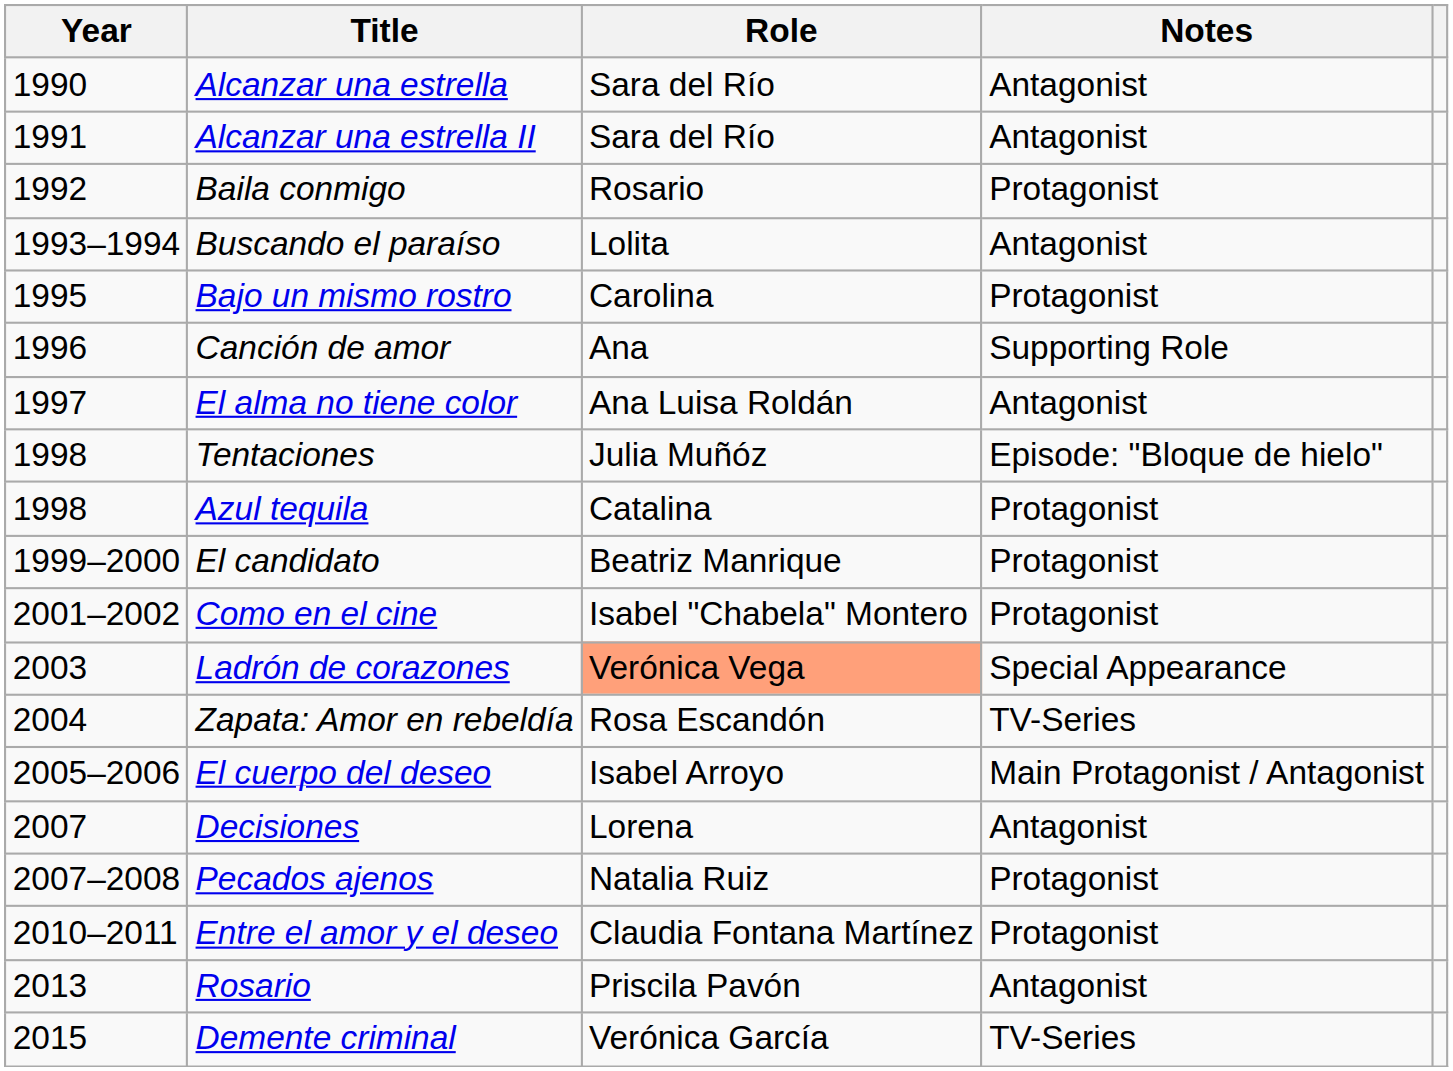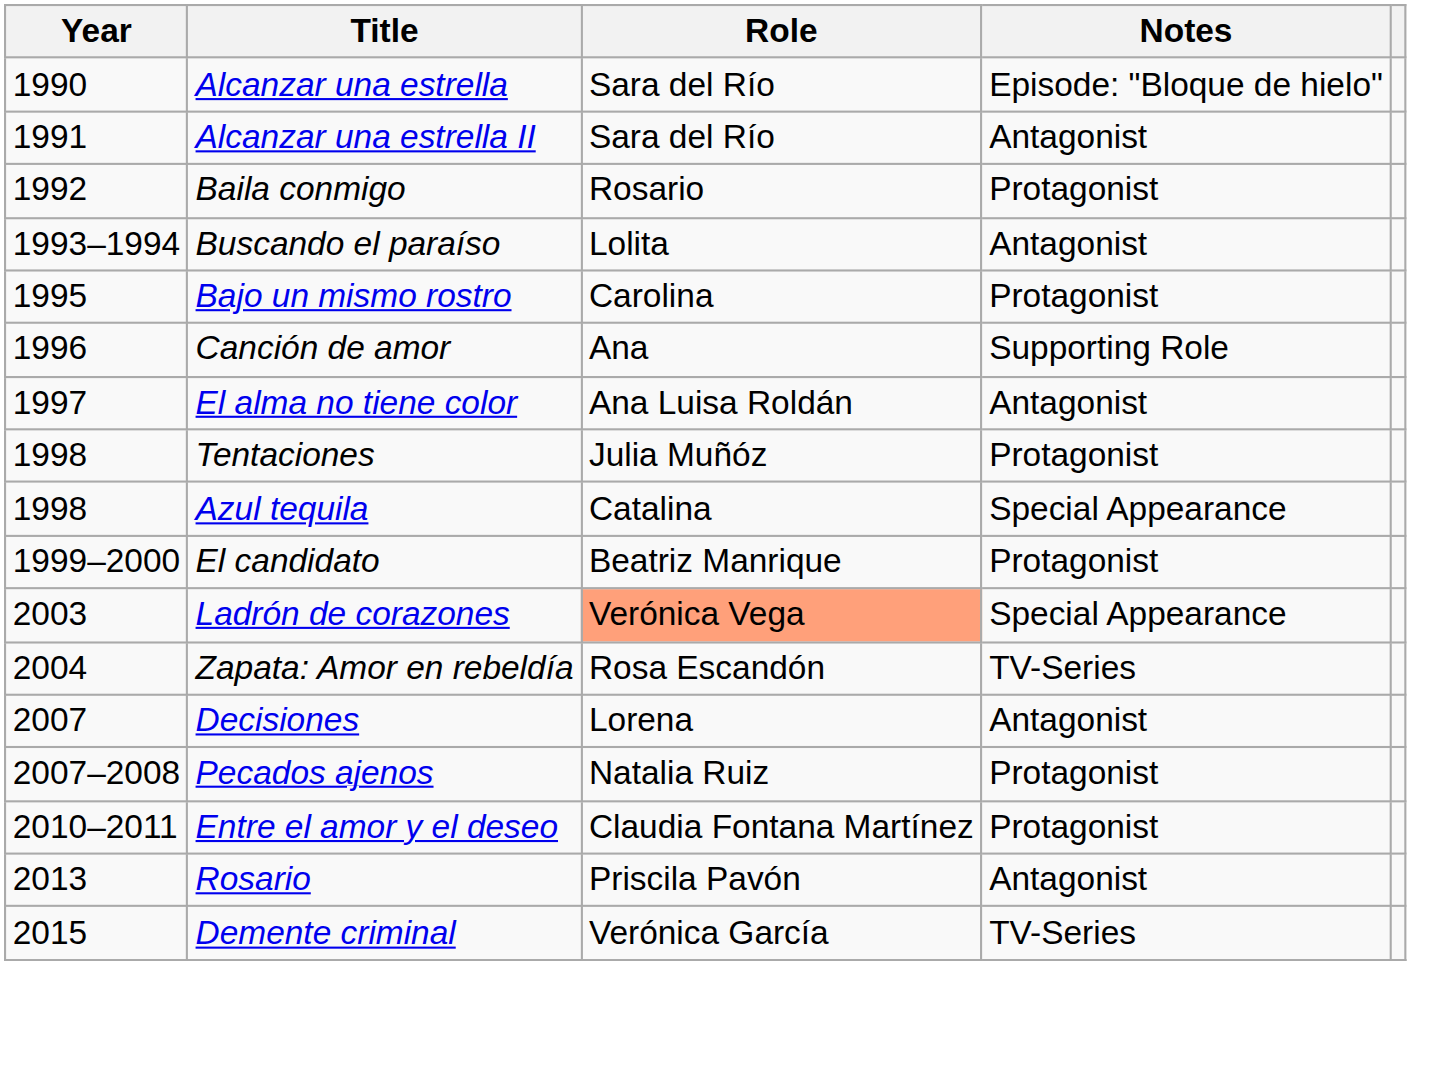(1068, 84) Antagonist -> (1186, 84) Episode: "Bloque de hielo"
(1186, 455) Episode: "Bloque de hielo" -> (1074, 455) Protagonist
(1074, 508) Protagonist -> (1138, 508) Special Appearance
- row: (316, 614)
- row: (343, 773)
